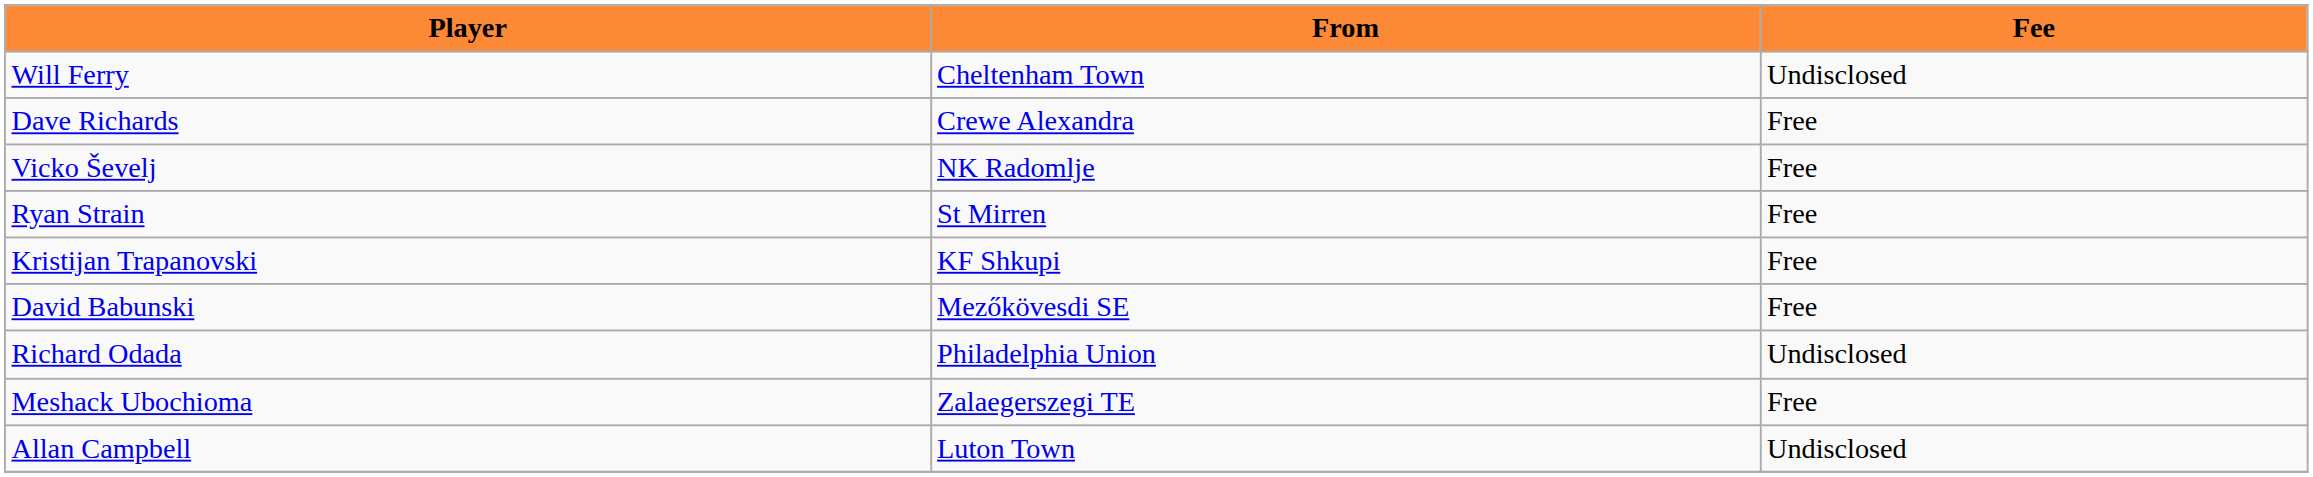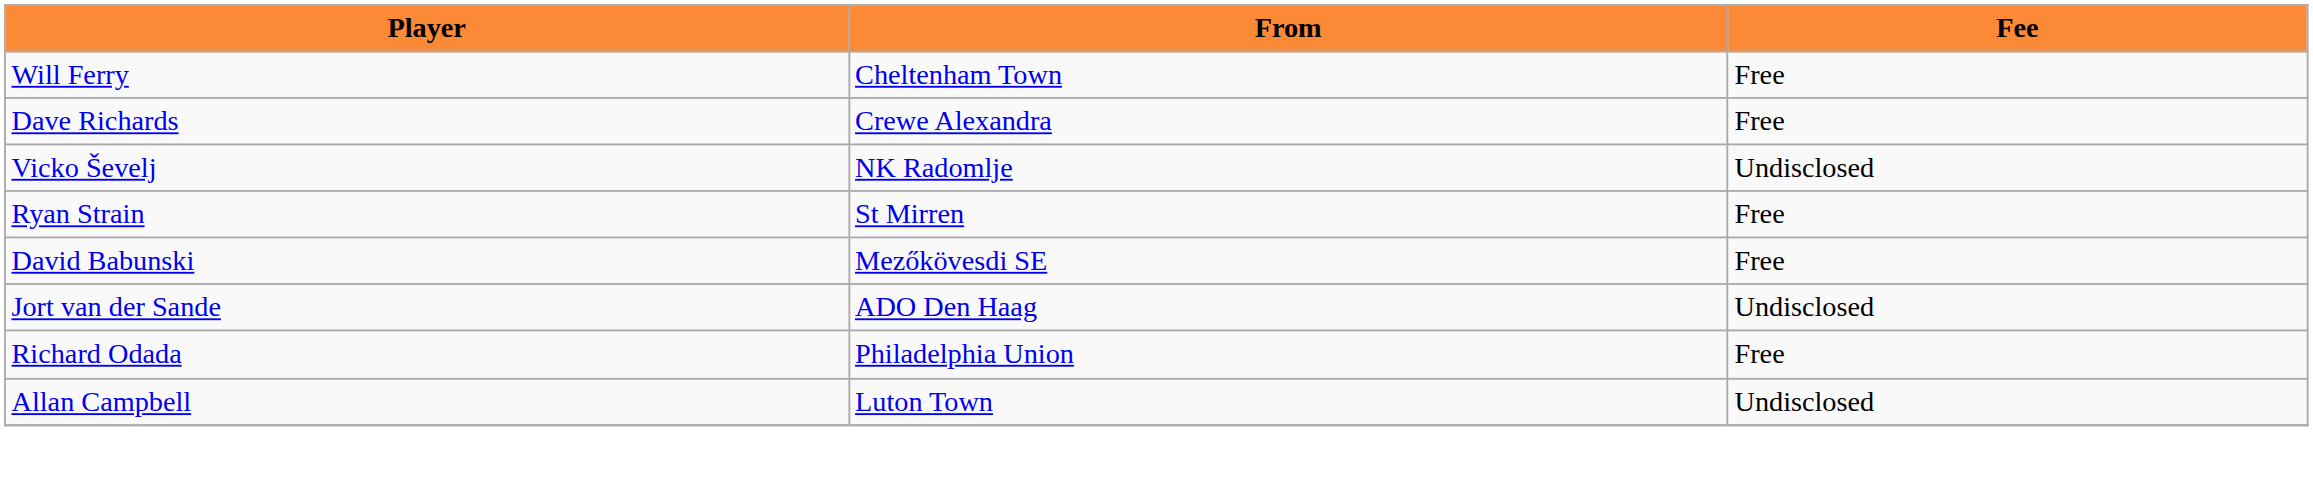(1837, 74) Undisclosed -> (1760, 74) Free
(1792, 167) Free -> (1804, 167) Undisclosed
- row: (134, 261)
+ row: (116, 307)
(1837, 354) Undisclosed -> (1760, 354) Free
- row: (132, 400)
